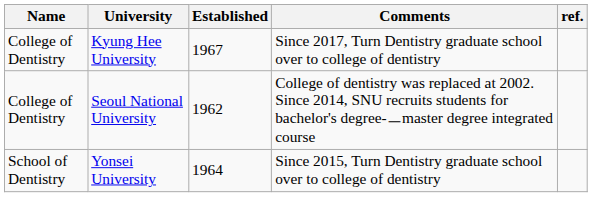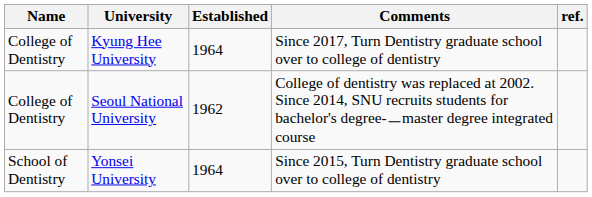(207, 49) 1967 -> (207, 49) 1964
